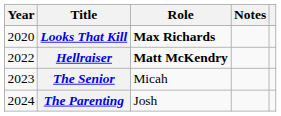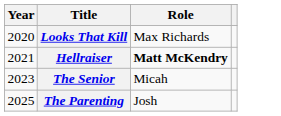- column: (250, 15)
(174, 36) bold -> (171, 36) normal
(21, 57) 2022 -> (21, 57) 2021
(21, 100) 2024 -> (21, 100) 2025
